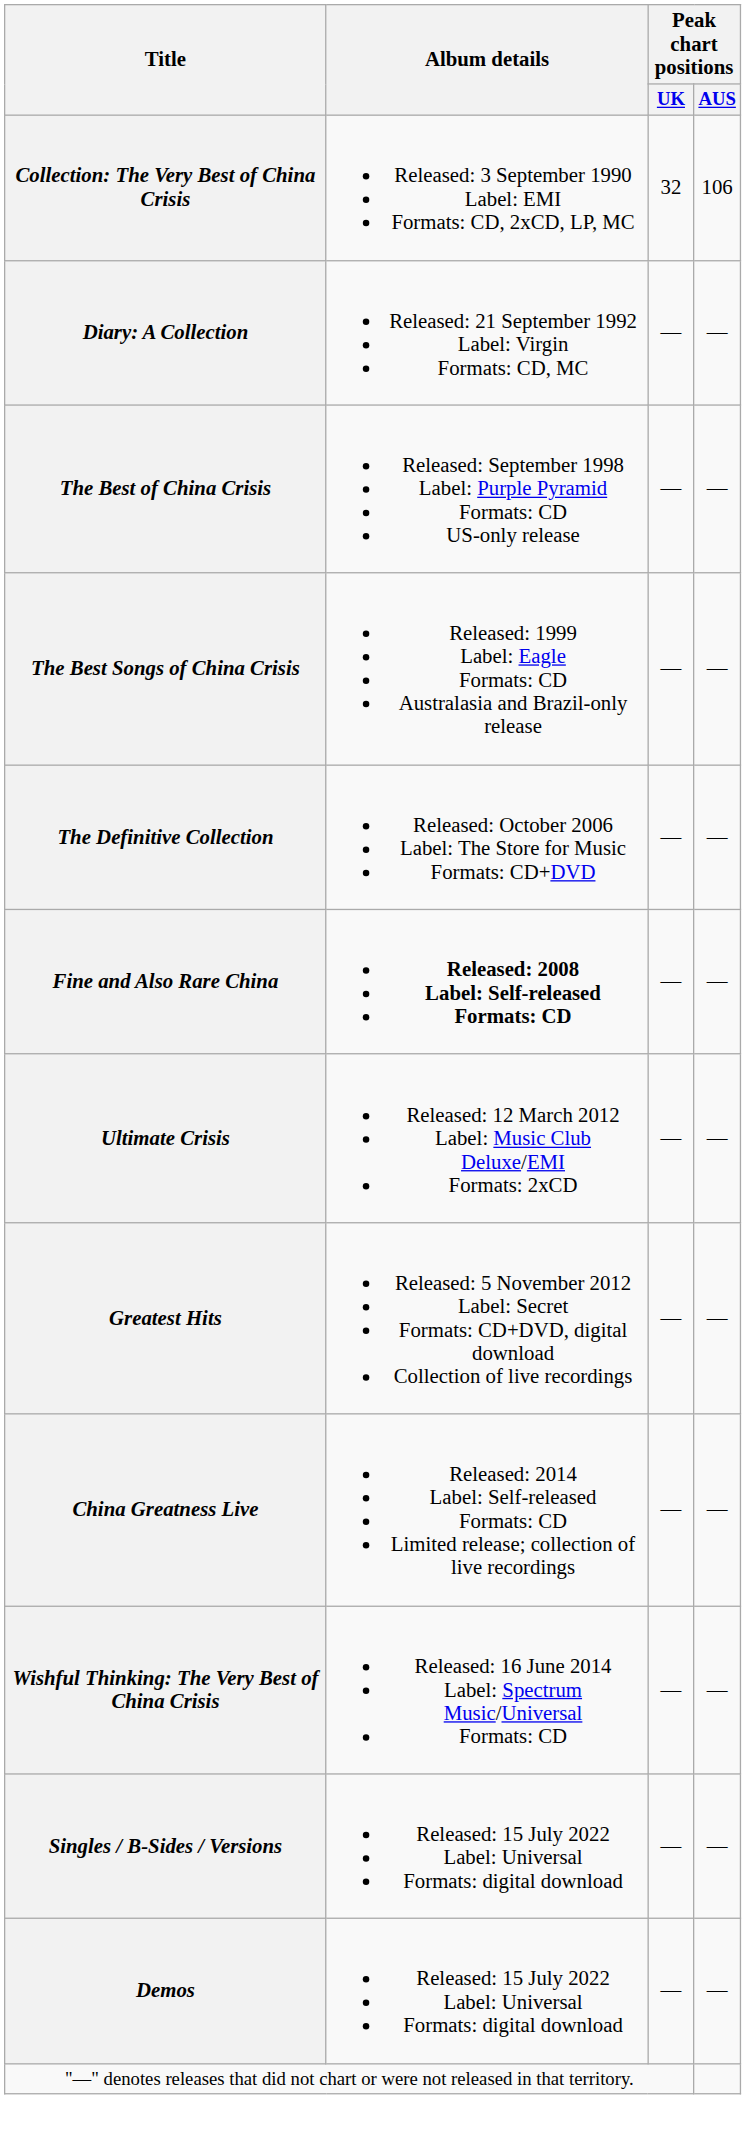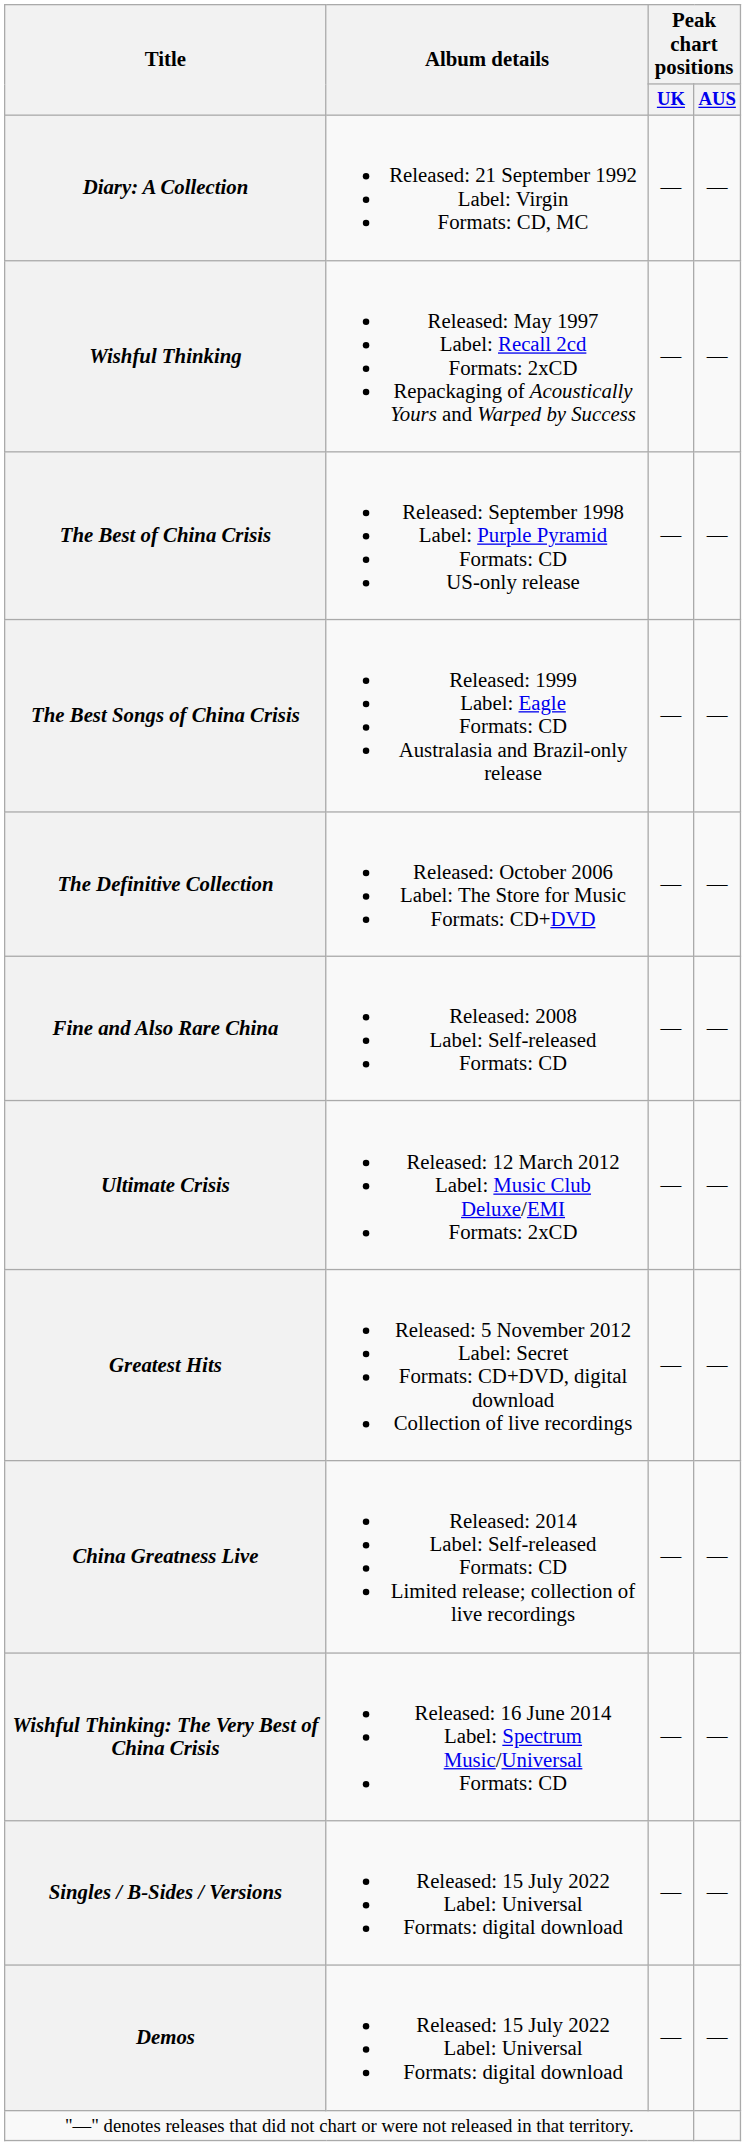- row: (165, 187)
+ row: (165, 355)
(487, 994) bold -> (487, 1040) normal
